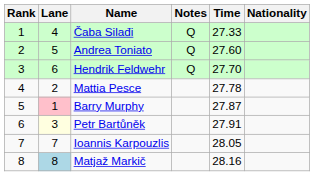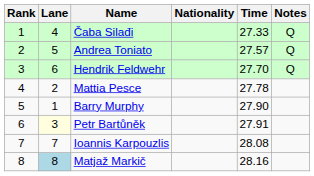columns swapped: (277, 13) <-> (191, 13)
(227, 50) 27.60 -> (254, 50) 27.57
(55, 106) pink background -> (55, 106) no background
(227, 106) 27.87 -> (254, 106) 27.90
(227, 143) 28.05 -> (254, 143) 28.08
